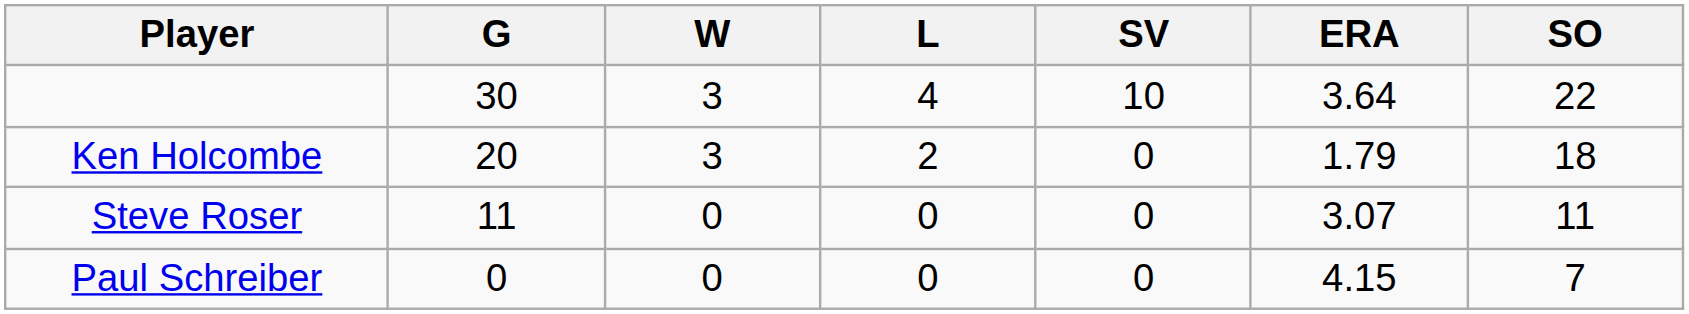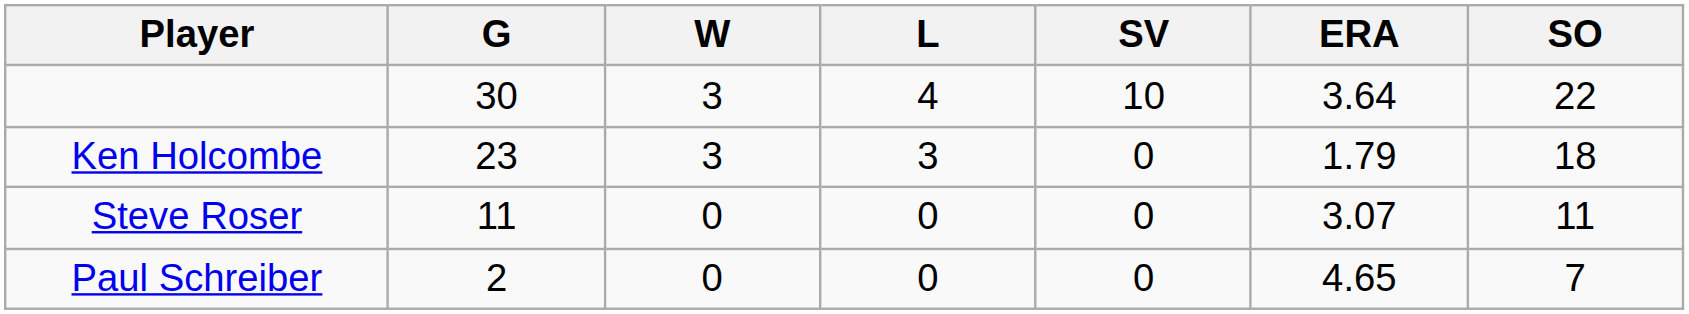(497, 156) 20 -> (497, 156) 23
(928, 156) 2 -> (928, 156) 3
(497, 277) 0 -> (497, 277) 2
(1359, 277) 4.15 -> (1359, 277) 4.65
